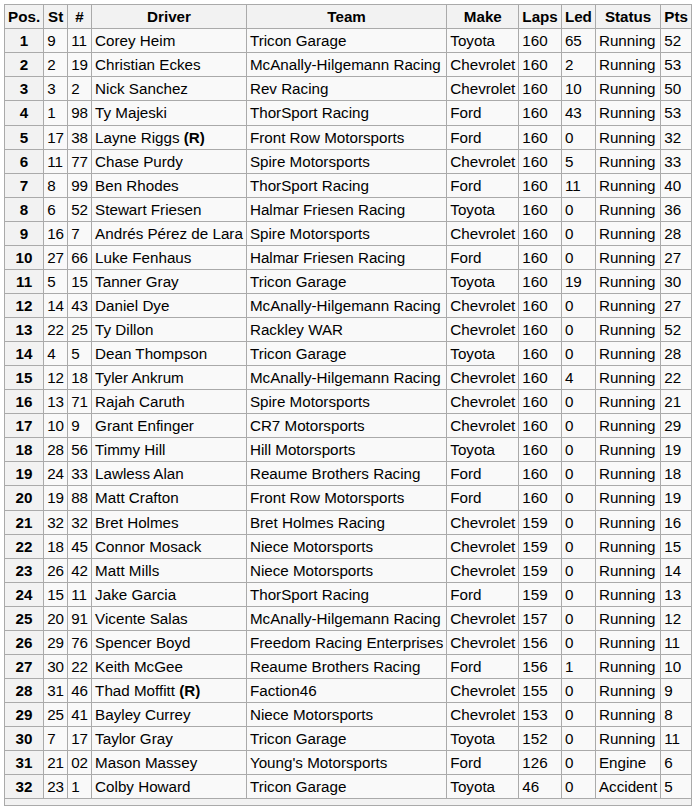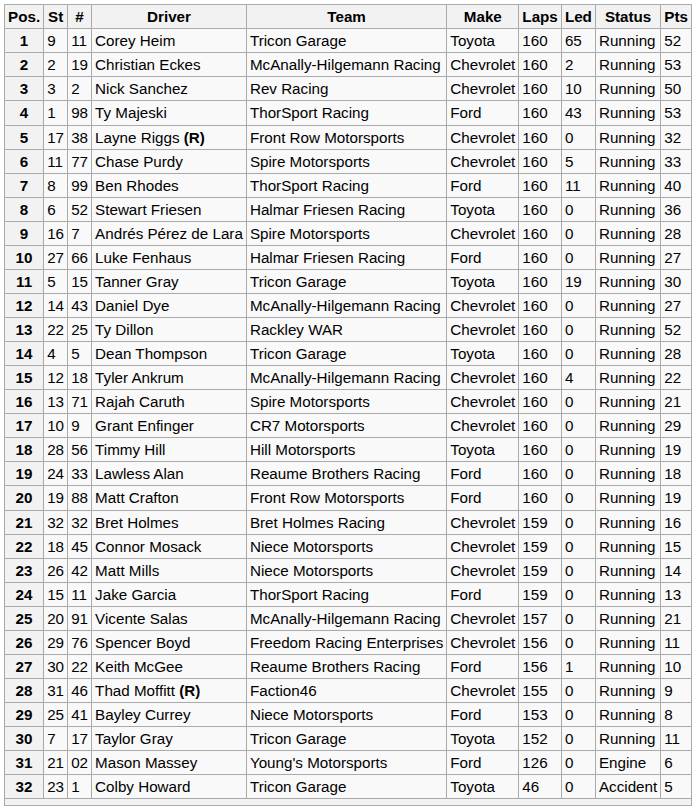(466, 137) Ford -> (483, 137) Chevrolet
(673, 618) 12 -> (673, 618) 21
(483, 715) Chevrolet -> (466, 715) Ford
